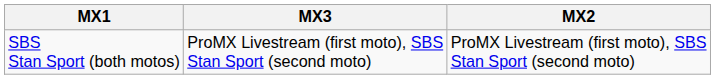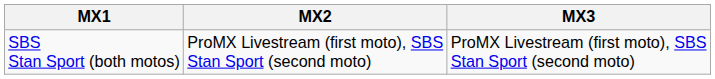columns swapped: (579, 17) <-> (315, 17)
